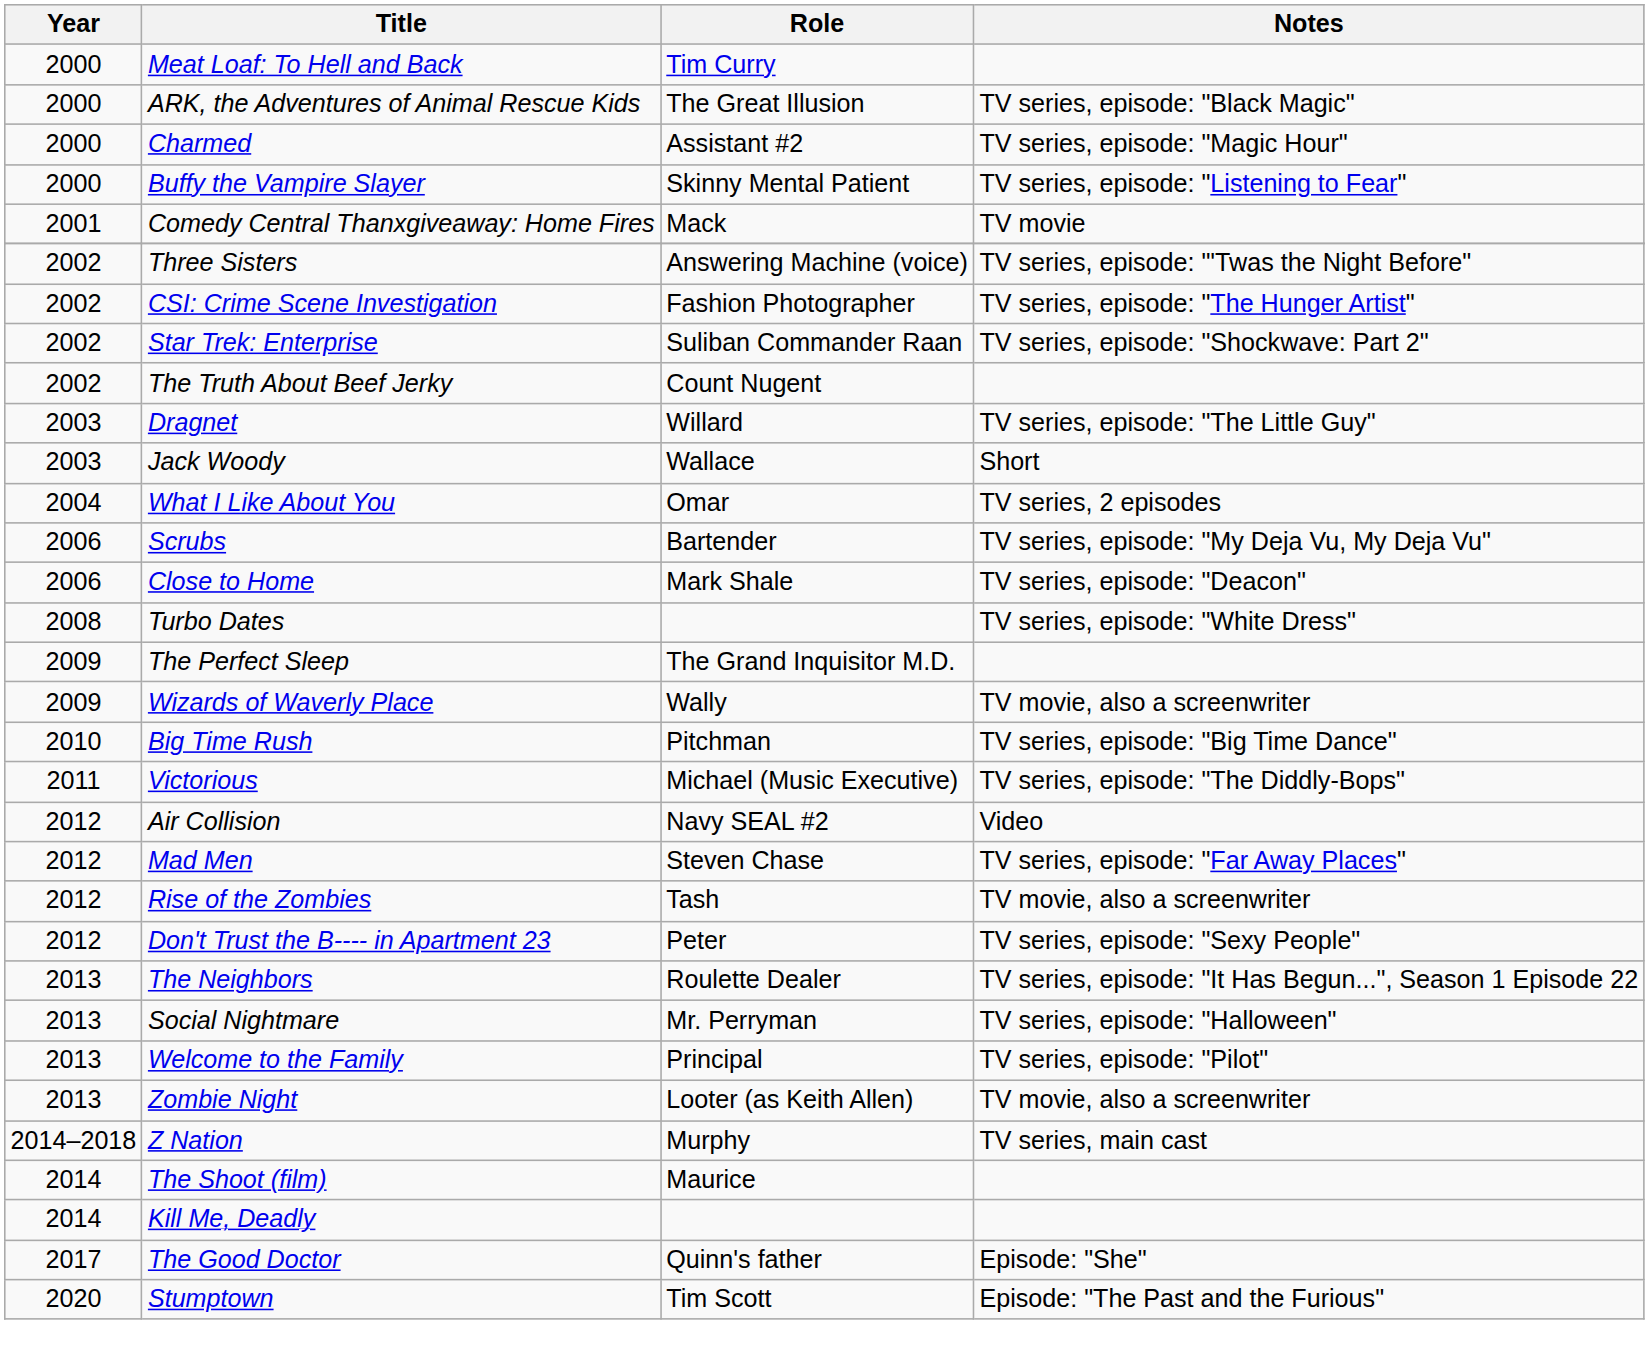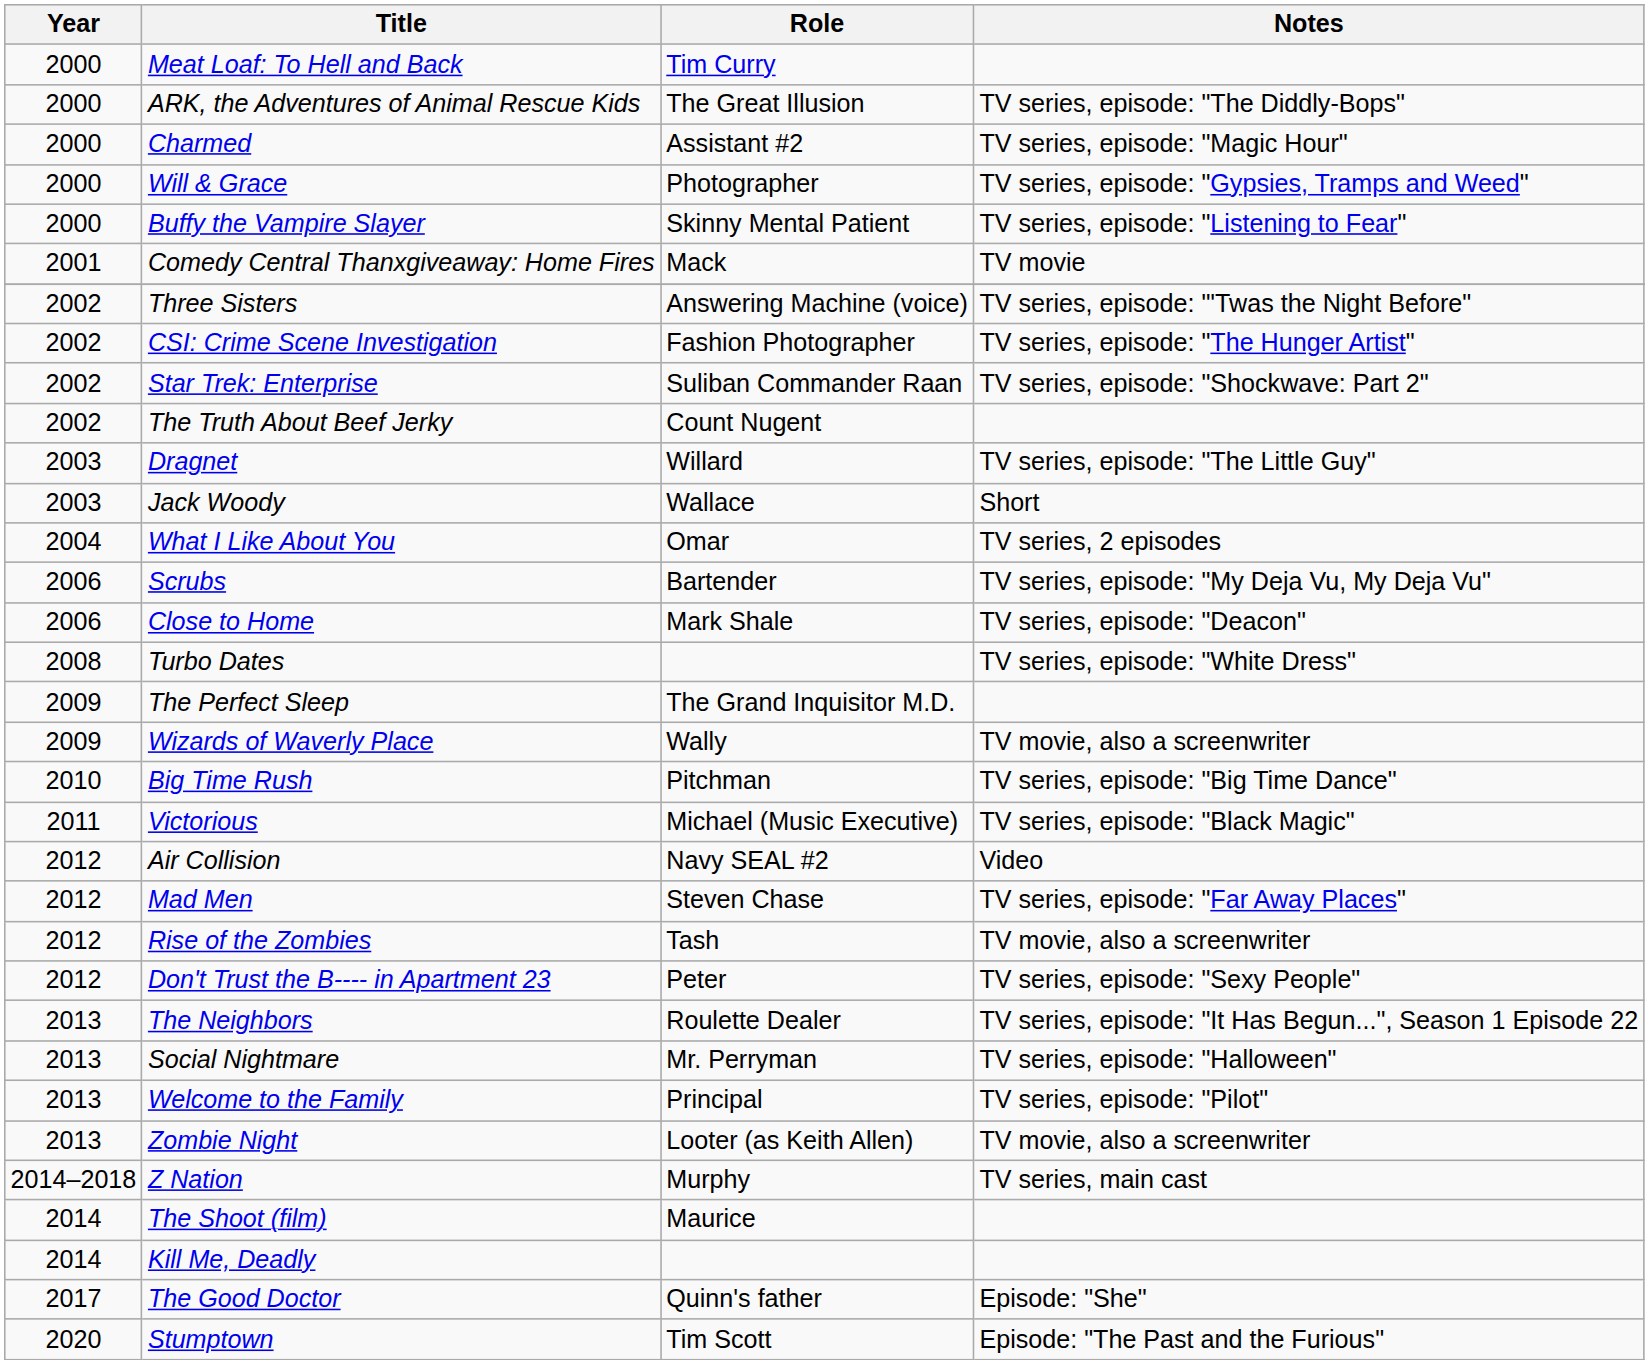(1167, 104) TV series, episode: "Black Magic" -> (1192, 104) TV series, episode: "The Diddly-Bops"
+ row: (218, 183)
(1192, 781) TV series, episode: "The Diddly-Bops" -> (1167, 821) TV series, episode: "Black Magic"
